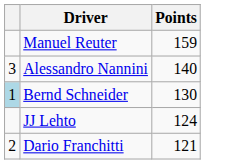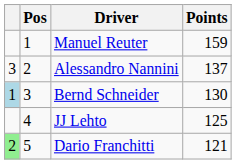+ column: (35, 17)
(185, 69) 140 -> (216, 69) 137
(185, 120) 124 -> (216, 120) 125
(12, 146) no background -> (12, 146) lightgreen background
